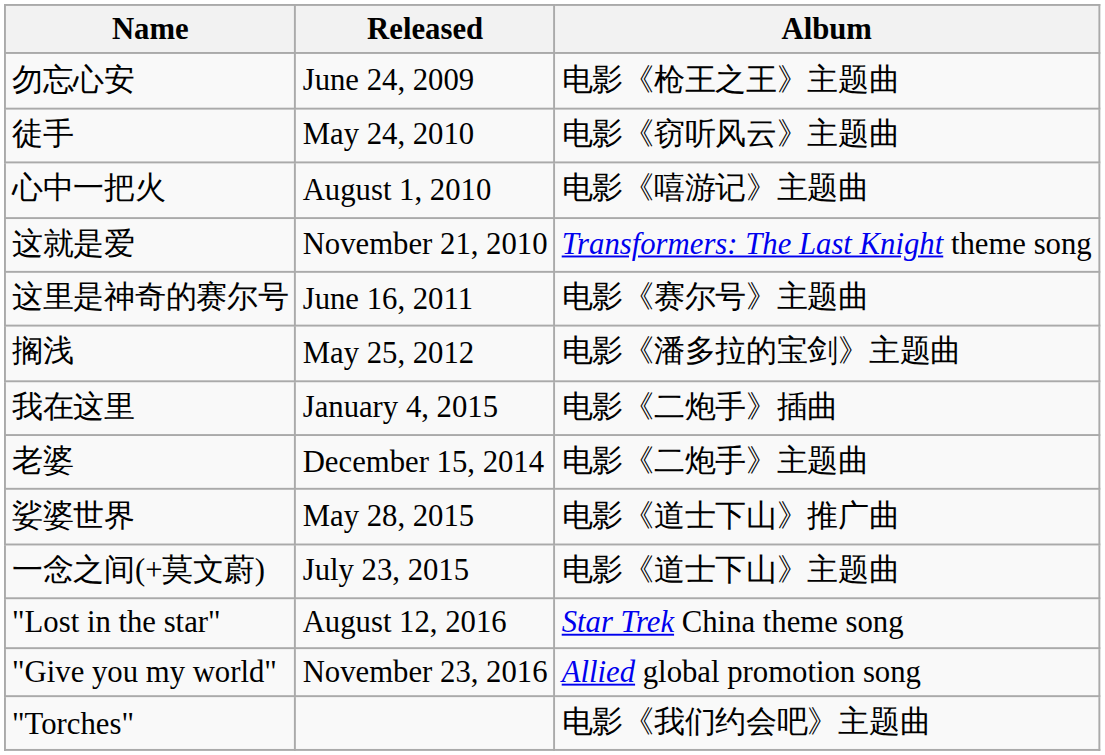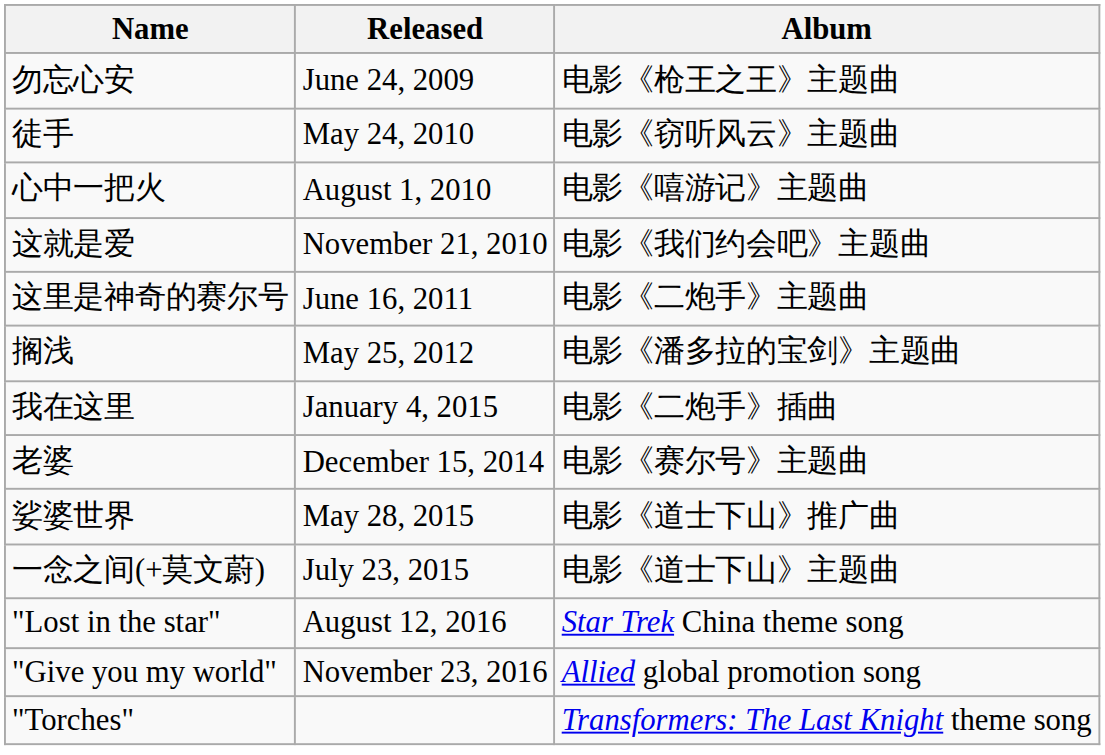(827, 243) Transformers: The Last Knight theme song -> (746, 242) 电影《我们约会吧》主题曲
(715, 297) 电影《赛尔号》主题曲 -> (715, 297) 电影《二炮手》主题曲
(715, 460) 电影《二炮手》主题曲 -> (715, 460) 电影《赛尔号》主题曲
(746, 721) 电影《我们约会吧》主题曲 -> (827, 719) Transformers: The Last Knight theme song
